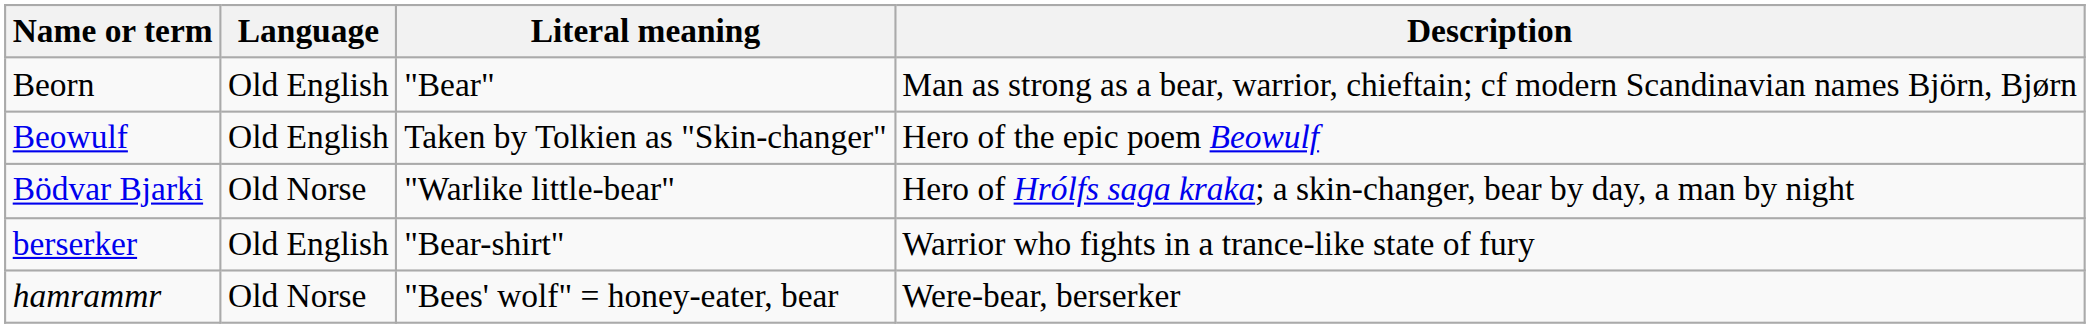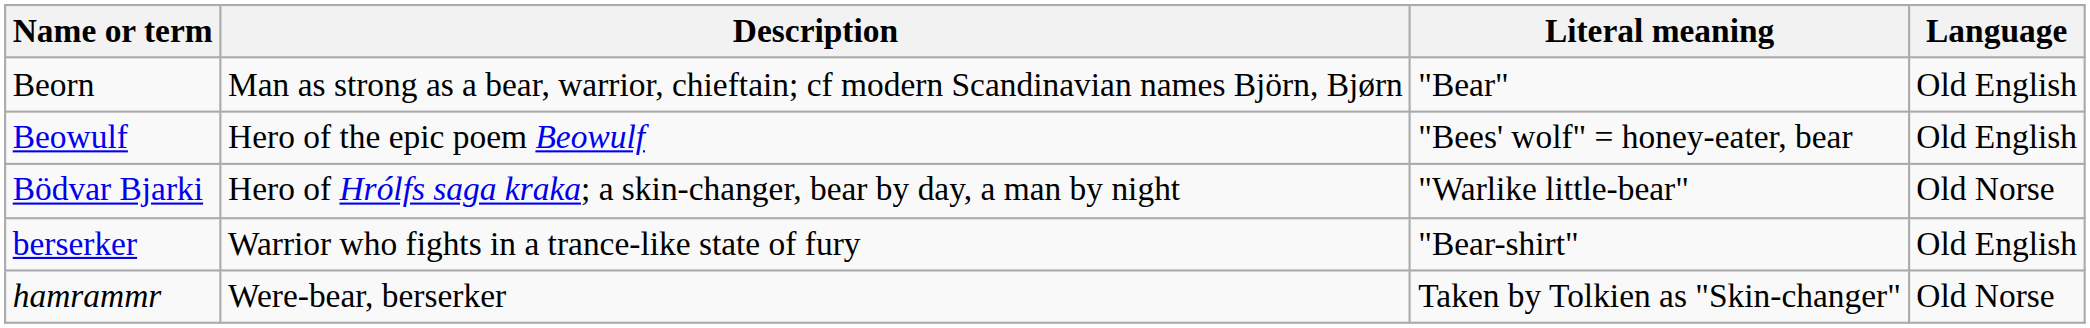columns swapped: (308, 31) <-> (1490, 31)
(645, 137) Taken by Tolkien as "Skin-changer" -> (1635, 137) "Bees' wolf" = honey-eater, bear
(621, 296) "Bees' wolf" = honey-eater, bear -> (1660, 296) Taken by Tolkien as "Skin-changer"
